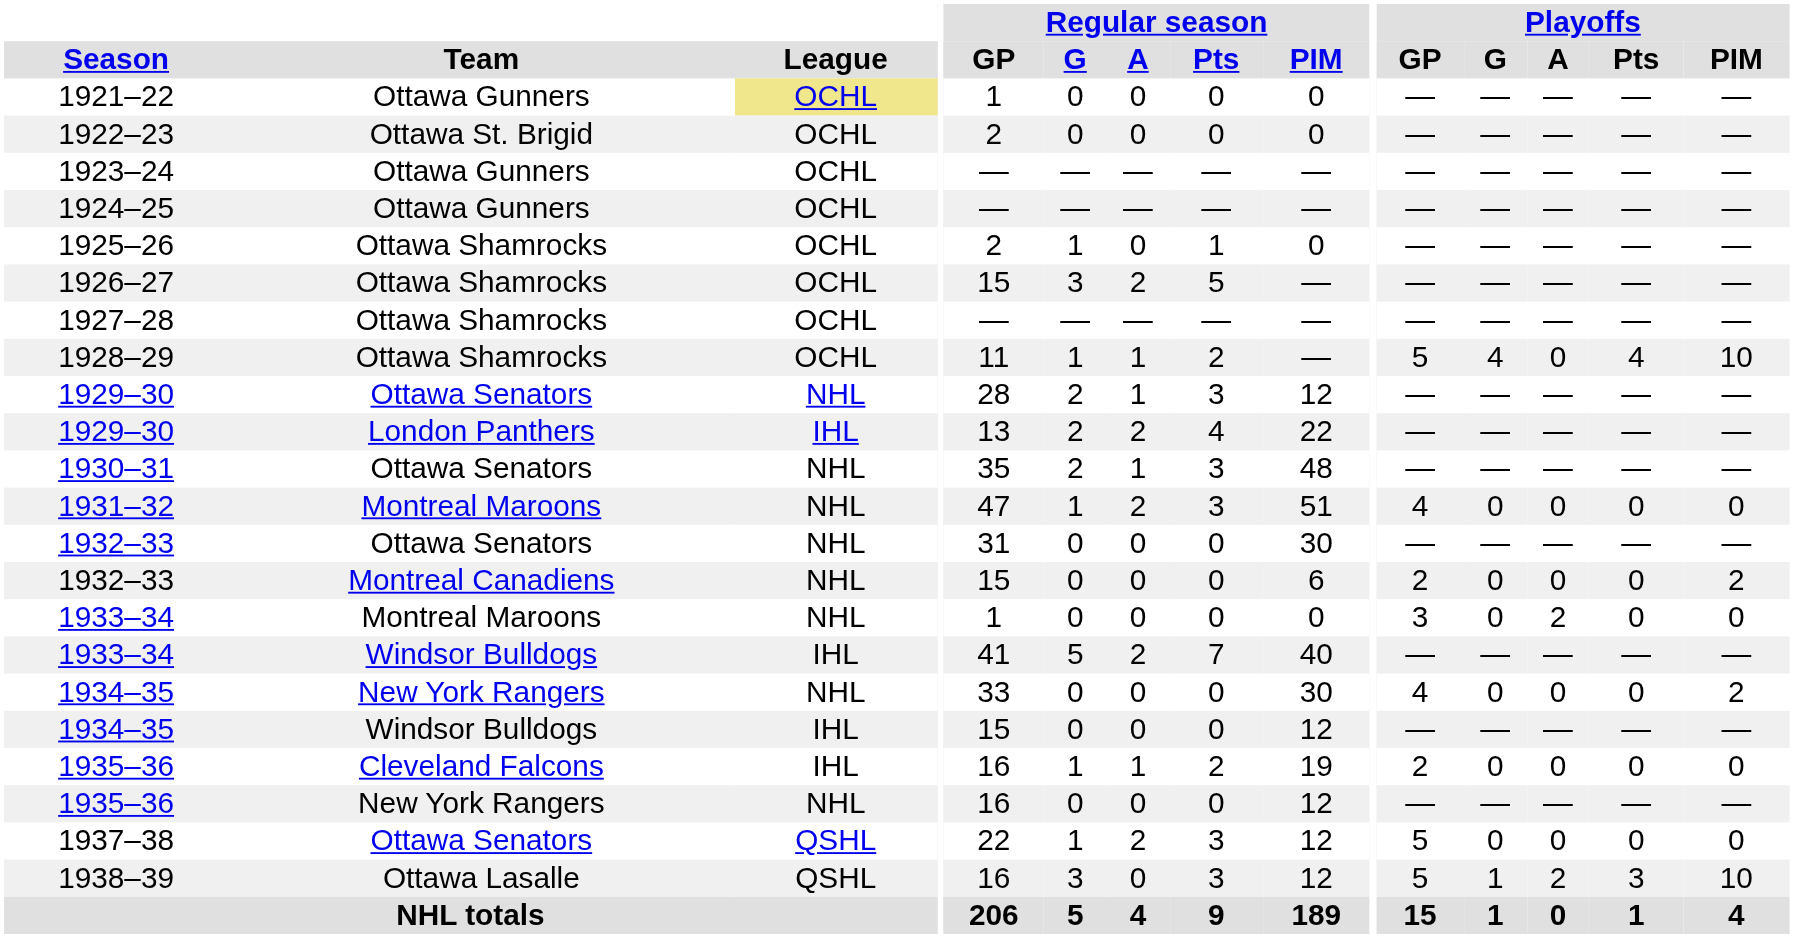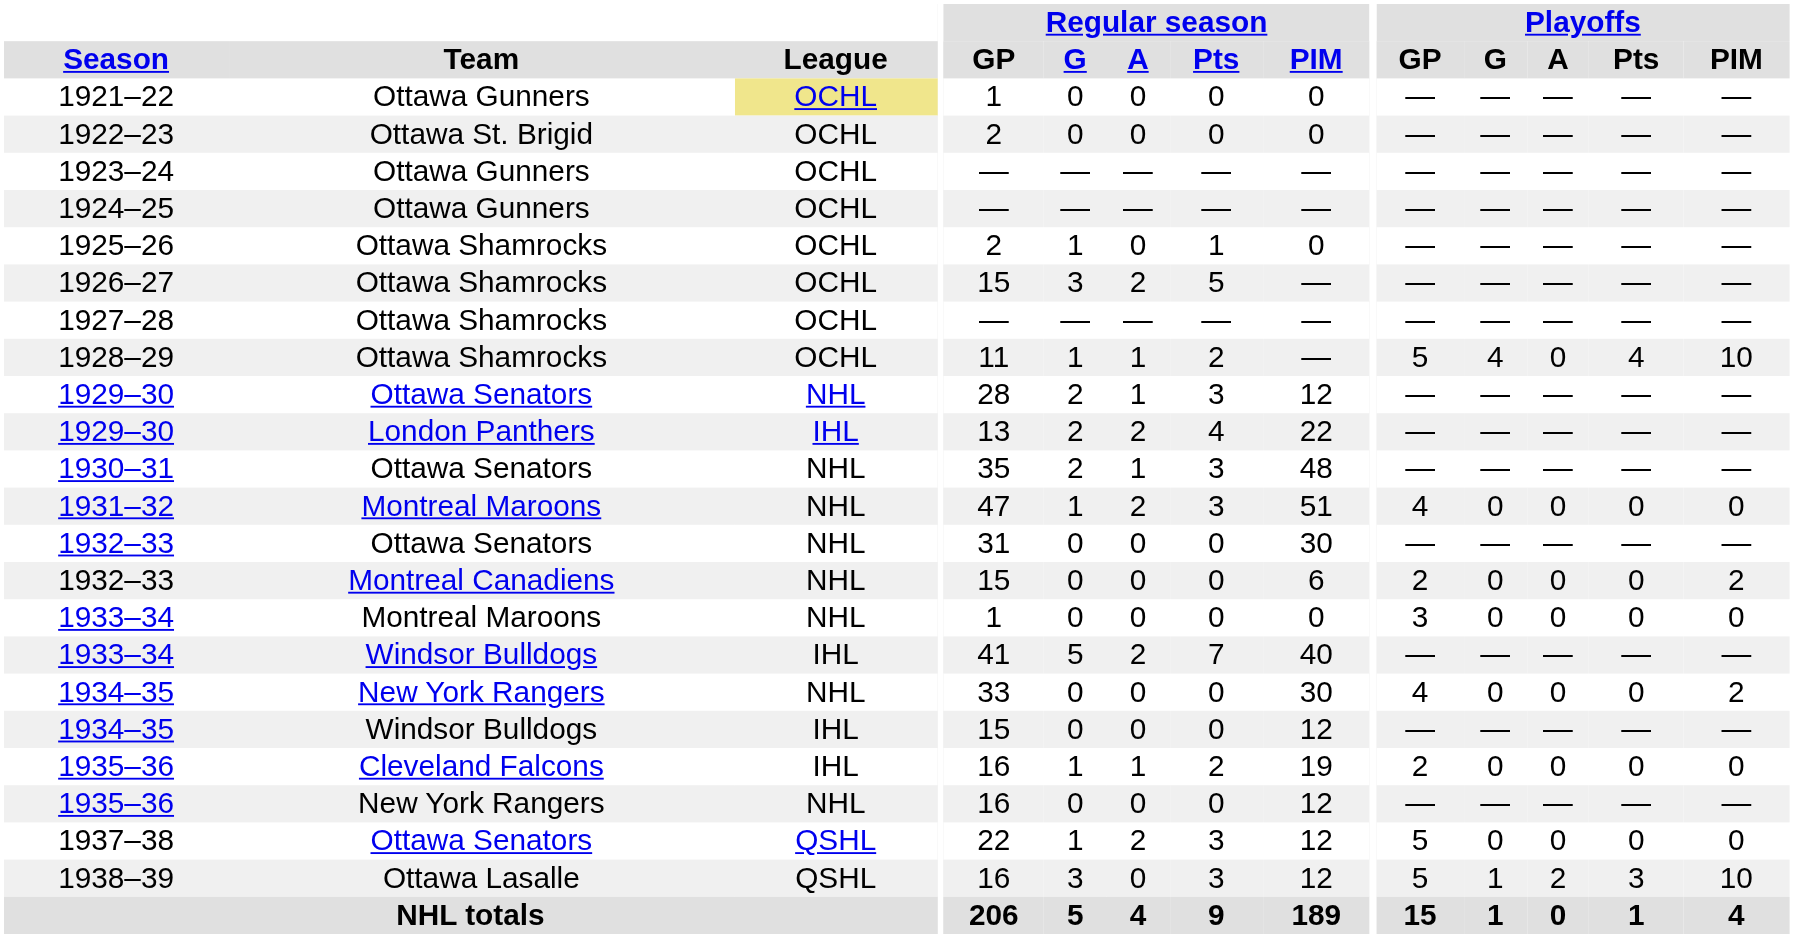(1558, 617) 2 -> (1558, 617) 0
